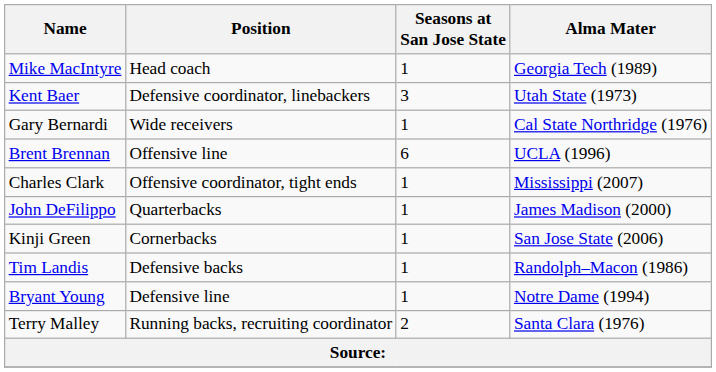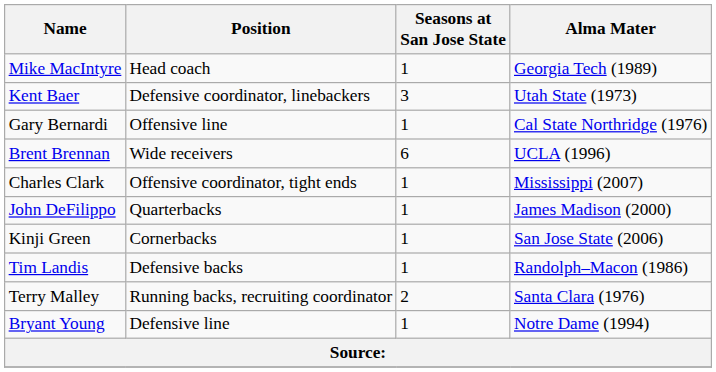(181, 125) Wide receivers -> (178, 125) Offensive line
(178, 153) Offensive line -> (181, 153) Wide receivers
rows swapped: (54, 324) <-> (57, 296)
